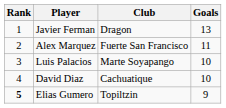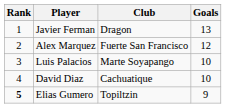(206, 45) 11 -> (206, 45) 12
